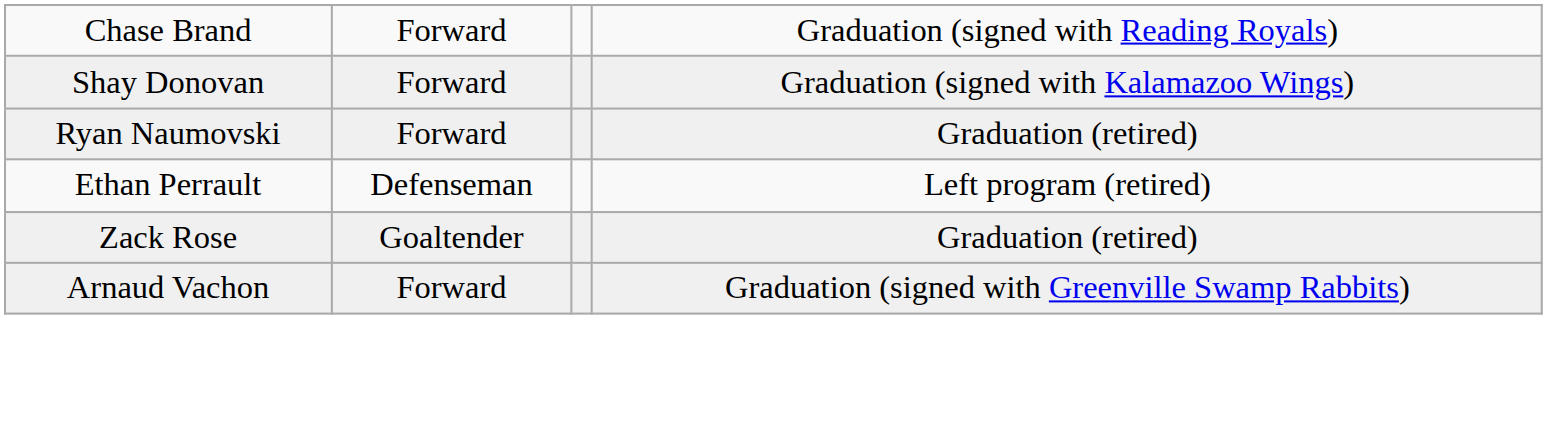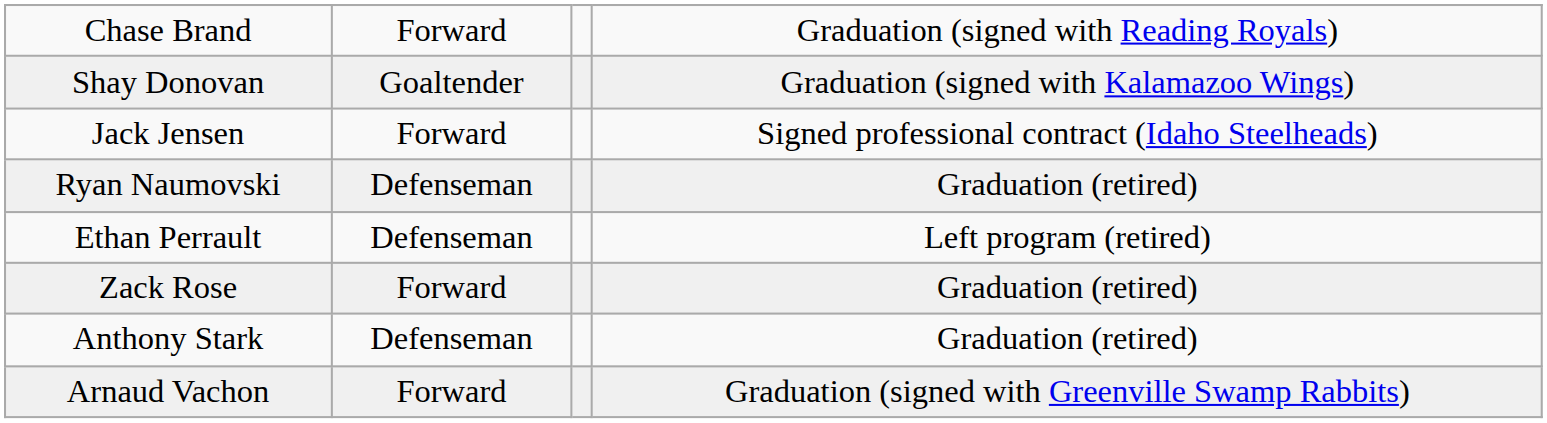(452, 81) Forward -> (452, 81) Goaltender
+ row: (168, 133)
(452, 133) Forward -> (452, 184) Defenseman
(452, 236) Goaltender -> (452, 287) Forward
+ row: (168, 339)
